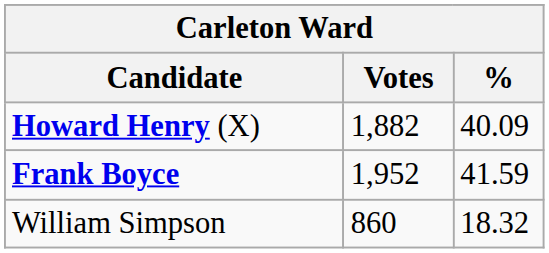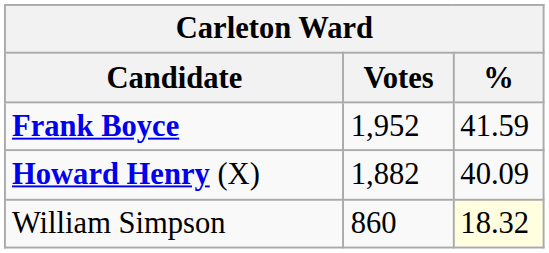rows swapped: (96, 174) <-> (136, 125)
(495, 222) no background -> (495, 222) lightyellow background
